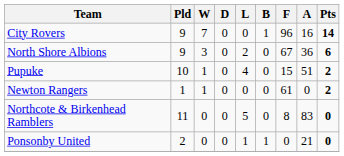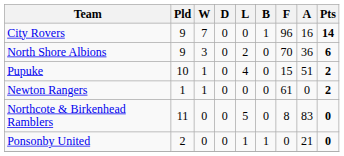(286, 52) 67 -> (286, 52) 70
